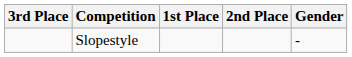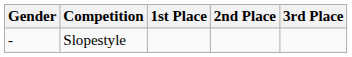columns swapped: (319, 16) <-> (38, 16)
